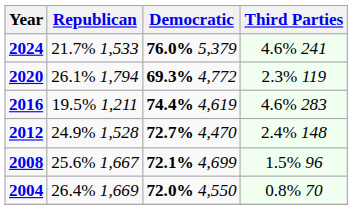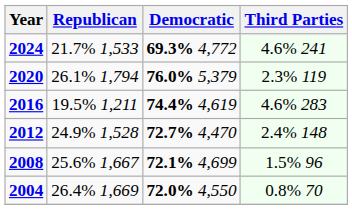(191, 48) 76.0% 5,379 -> (191, 48) 69.3% 4,772
(191, 76) 69.3% 4,772 -> (191, 76) 76.0% 5,379
